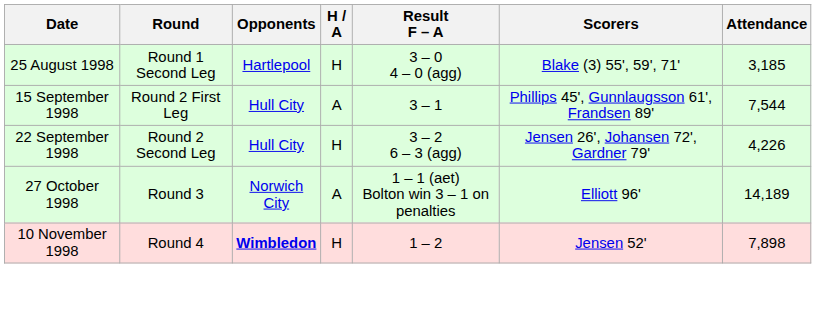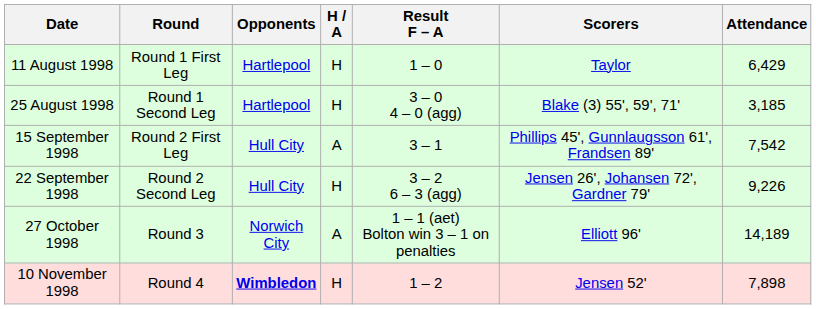+ row: (62, 65)
(767, 105) 7,544 -> (767, 145) 7,542
(767, 145) 4,226 -> (767, 186) 9,226
